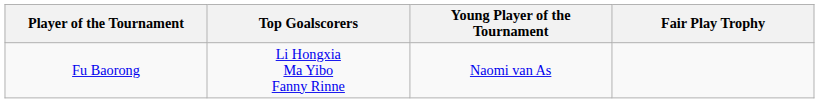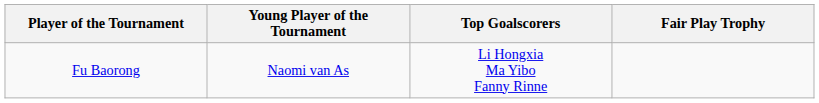columns swapped: (308, 23) <-> (511, 23)
